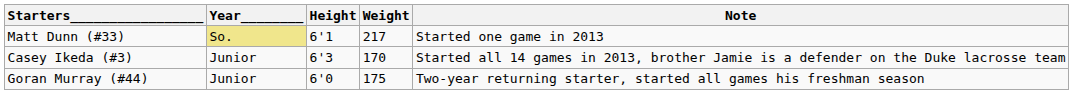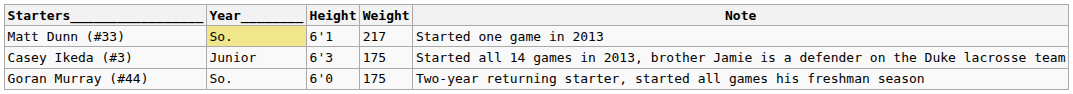(374, 57) 170 -> (374, 57) 175
(233, 79) Junior -> (221, 79) So.
